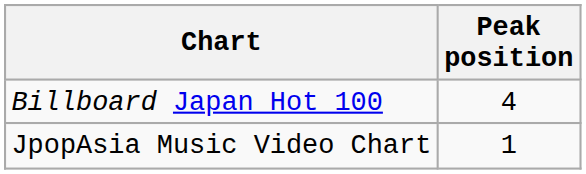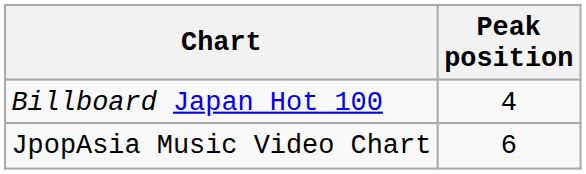(509, 146) 1 -> (509, 146) 6
